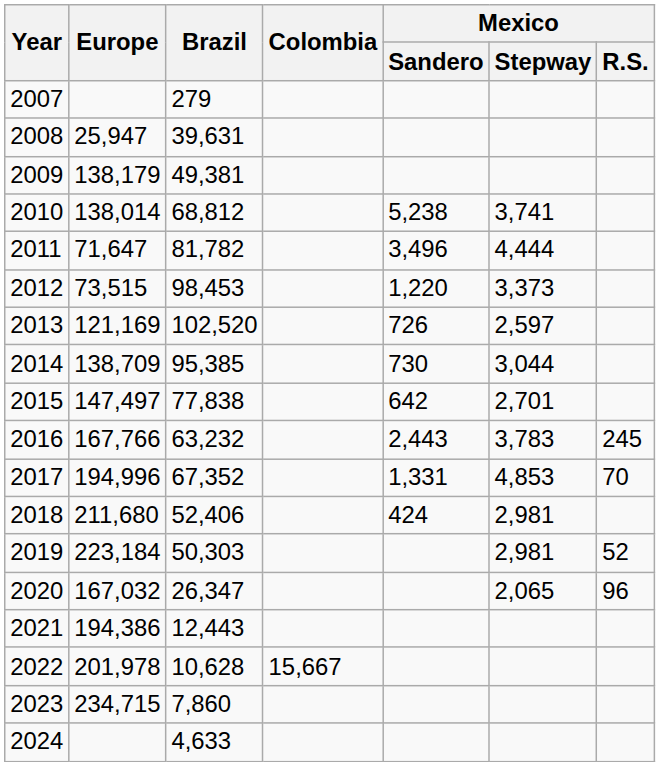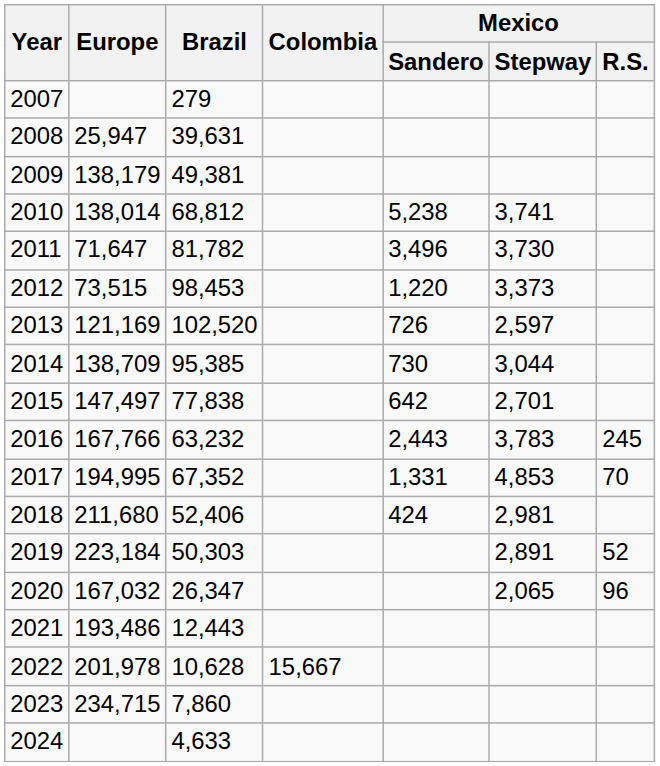(524, 250) 4,444 -> (524, 250) 3,730
(117, 477) 194,996 -> (117, 477) 194,995
(524, 552) 2,981 -> (524, 552) 2,891
(117, 628) 194,386 -> (117, 628) 193,486
